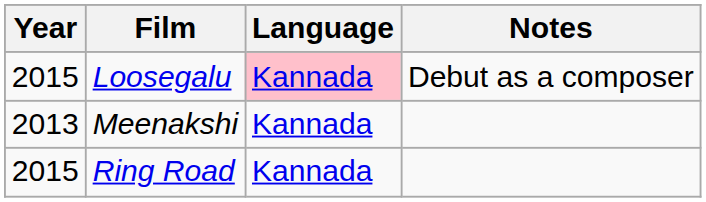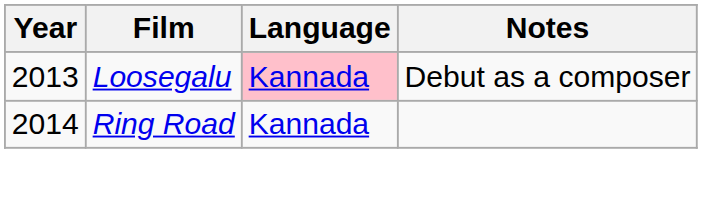(45, 76) 2015 -> (45, 76) 2013
- row: (165, 123)
(45, 171) 2015 -> (45, 123) 2014
